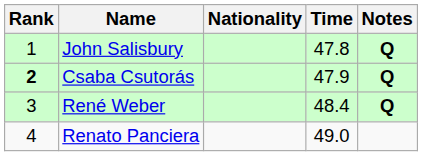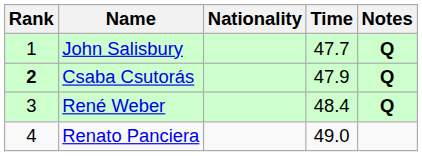(332, 48) 47.8 -> (332, 48) 47.7
